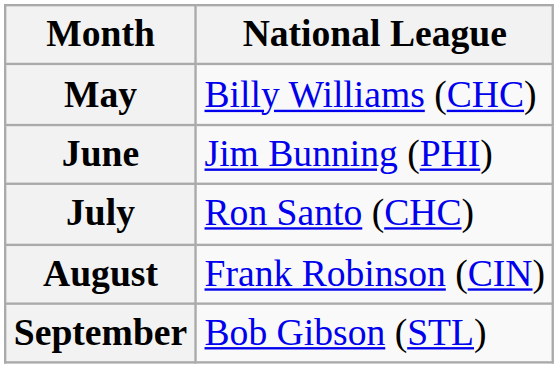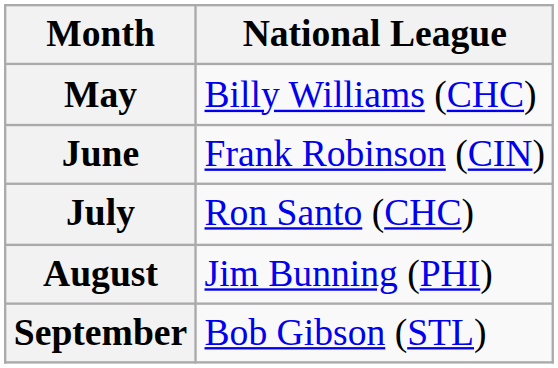(349, 153) Jim Bunning (PHI) -> (375, 153) Frank Robinson (CIN)
(375, 272) Frank Robinson (CIN) -> (349, 272) Jim Bunning (PHI)
